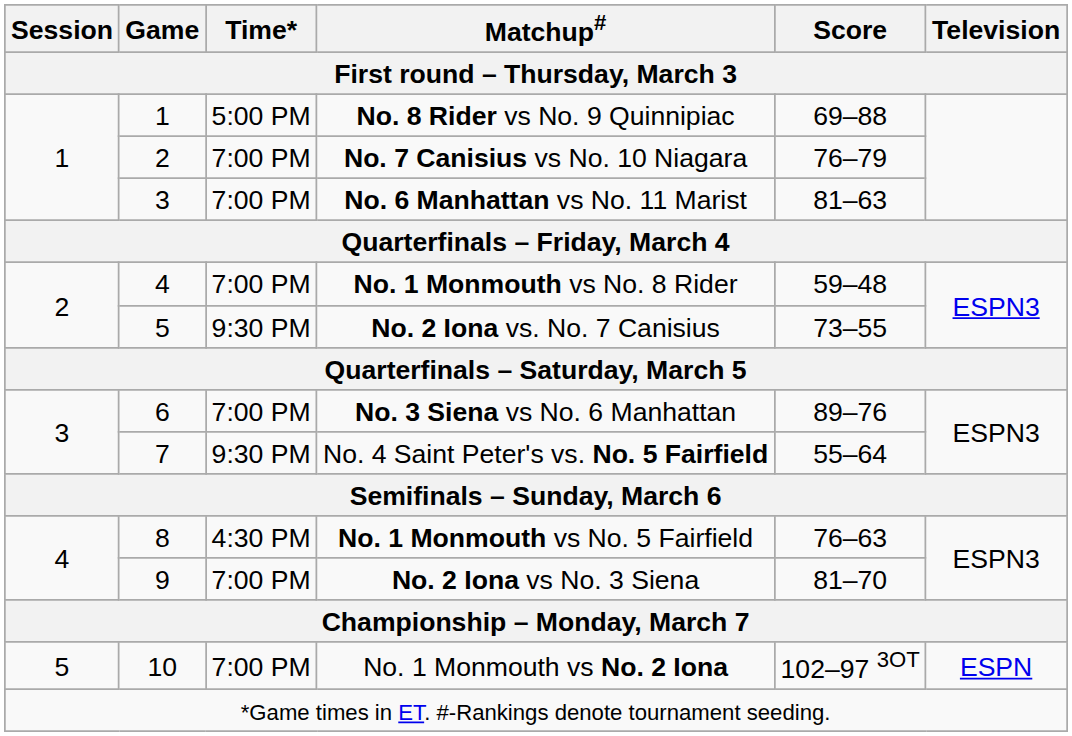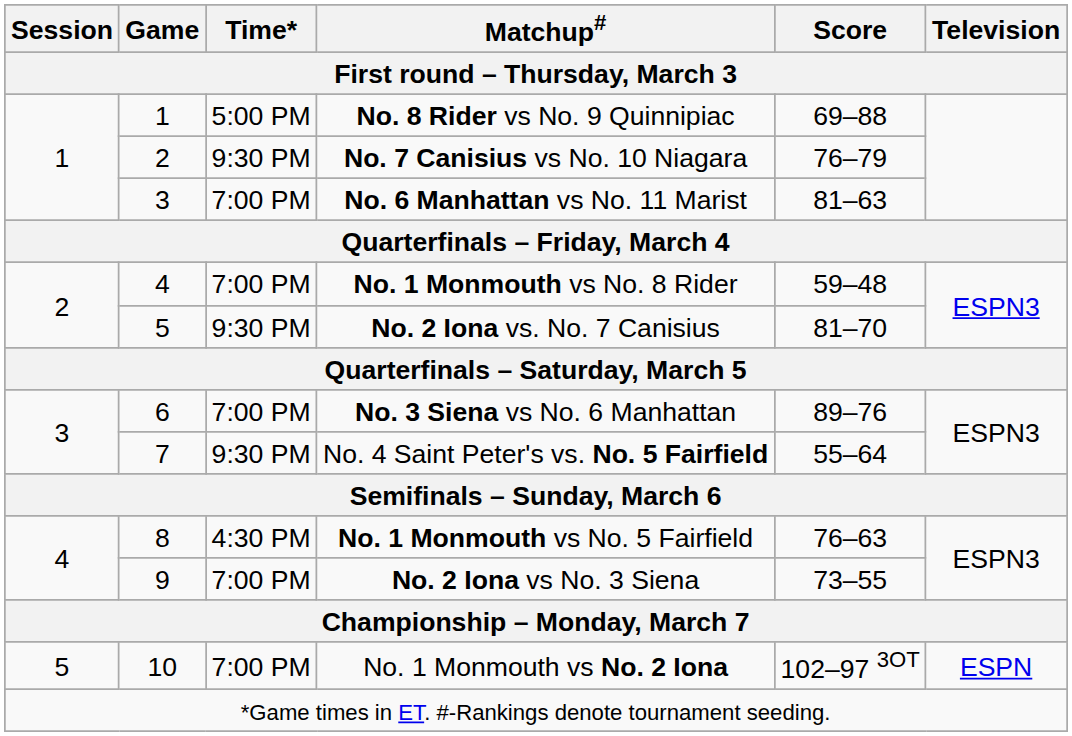(261, 158) 7:00 PM -> (261, 158) 9:30 PM
(850, 326) 73–55 -> (850, 326) 81–70
(850, 579) 81–70 -> (850, 579) 73–55
